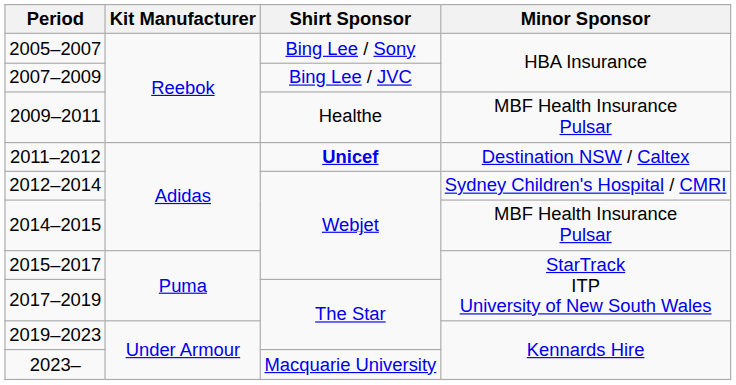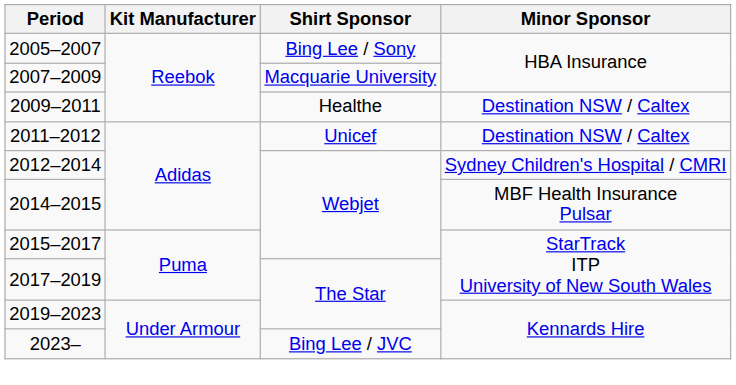(350, 77) Bing Lee / JVC -> (350, 77) Macquarie University
(586, 116) MBF Health Insurance Pulsar -> (586, 106) Destination NSW / Caltex
(350, 156) bold -> (350, 135) normal
(350, 364) Macquarie University -> (350, 343) Bing Lee / JVC
